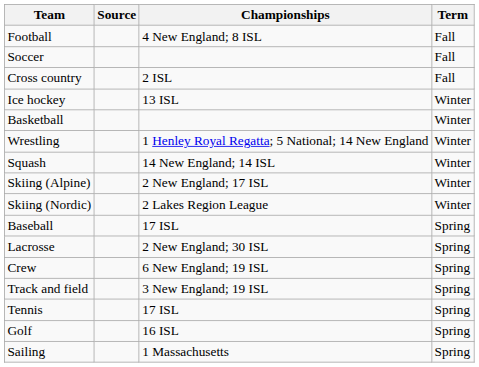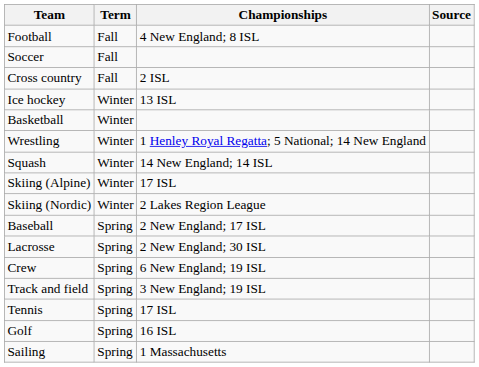columns swapped: (453, 15) <-> (117, 15)
(205, 183) 2 New England; 17 ISL -> (158, 183) 17 ISL
(161, 225) 17 ISL -> (203, 225) 2 New England; 17 ISL
